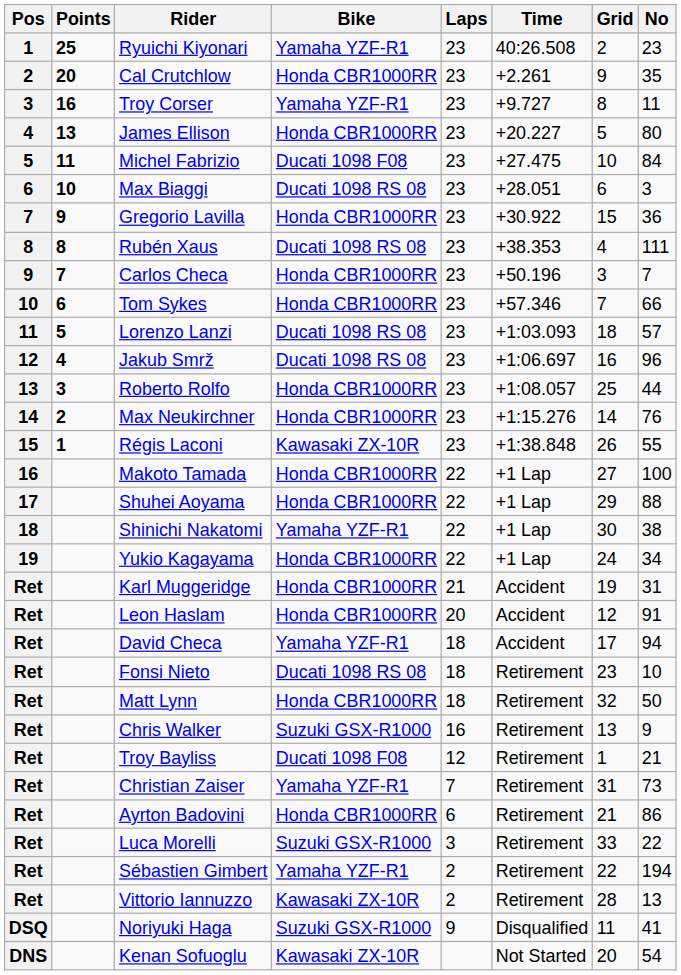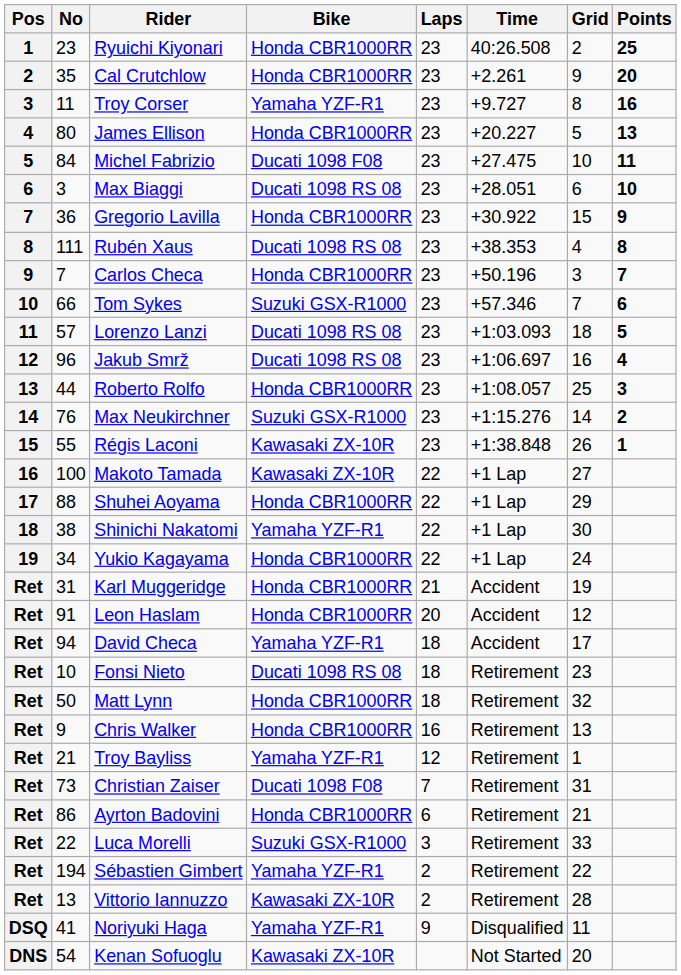columns swapped: (657, 19) <-> (83, 19)
(342, 47) Yamaha YZF-R1 -> (332, 47) Honda CBR1000RR
(356, 303) Honda CBR1000RR -> (329, 303) Suzuki GSX-R1000
(356, 416) Honda CBR1000RR -> (329, 416) Suzuki GSX-R1000
(356, 473) Honda CBR1000RR -> (323, 473) Kawasaki ZX-10R
(354, 729) Suzuki GSX-R1000 -> (332, 729) Honda CBR1000RR
(342, 757) Ducati 1098 F08 -> (317, 757) Yamaha YZF-R1
(342, 786) Yamaha YZF-R1 -> (317, 786) Ducati 1098 F08
(354, 928) Suzuki GSX-R1000 -> (317, 928) Yamaha YZF-R1
